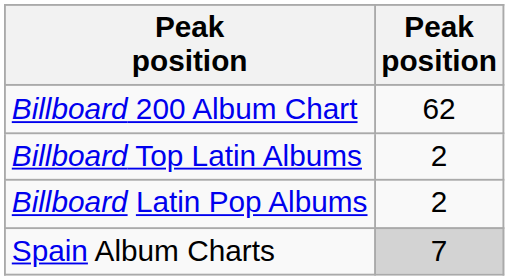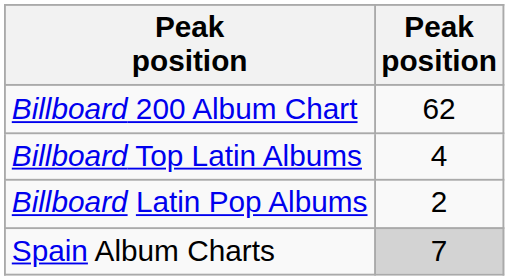(439, 155) 2 -> (439, 155) 4
